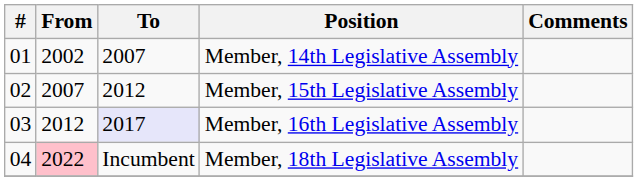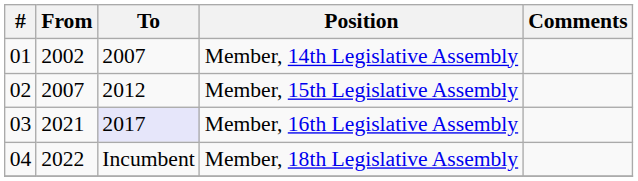(63, 124) 2012 -> (63, 124) 2021
(63, 158) pink background -> (63, 158) no background
